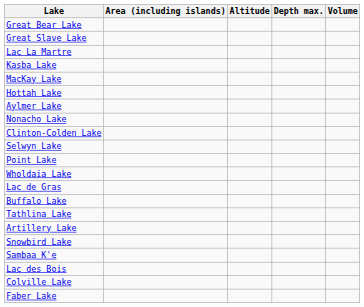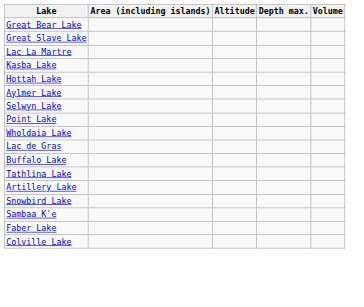- row: (34, 79)
- row: (36, 120)
- row: (54, 133)
- row: (36, 269)
rows swapped: (39, 282) <-> (31, 296)
